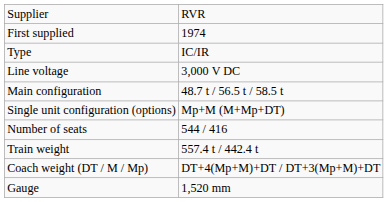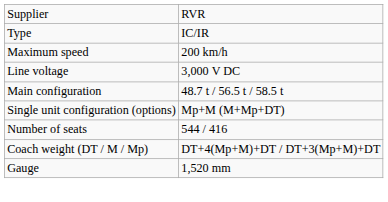- row: (40, 33)
+ row: (48, 52)
- row: (38, 149)
